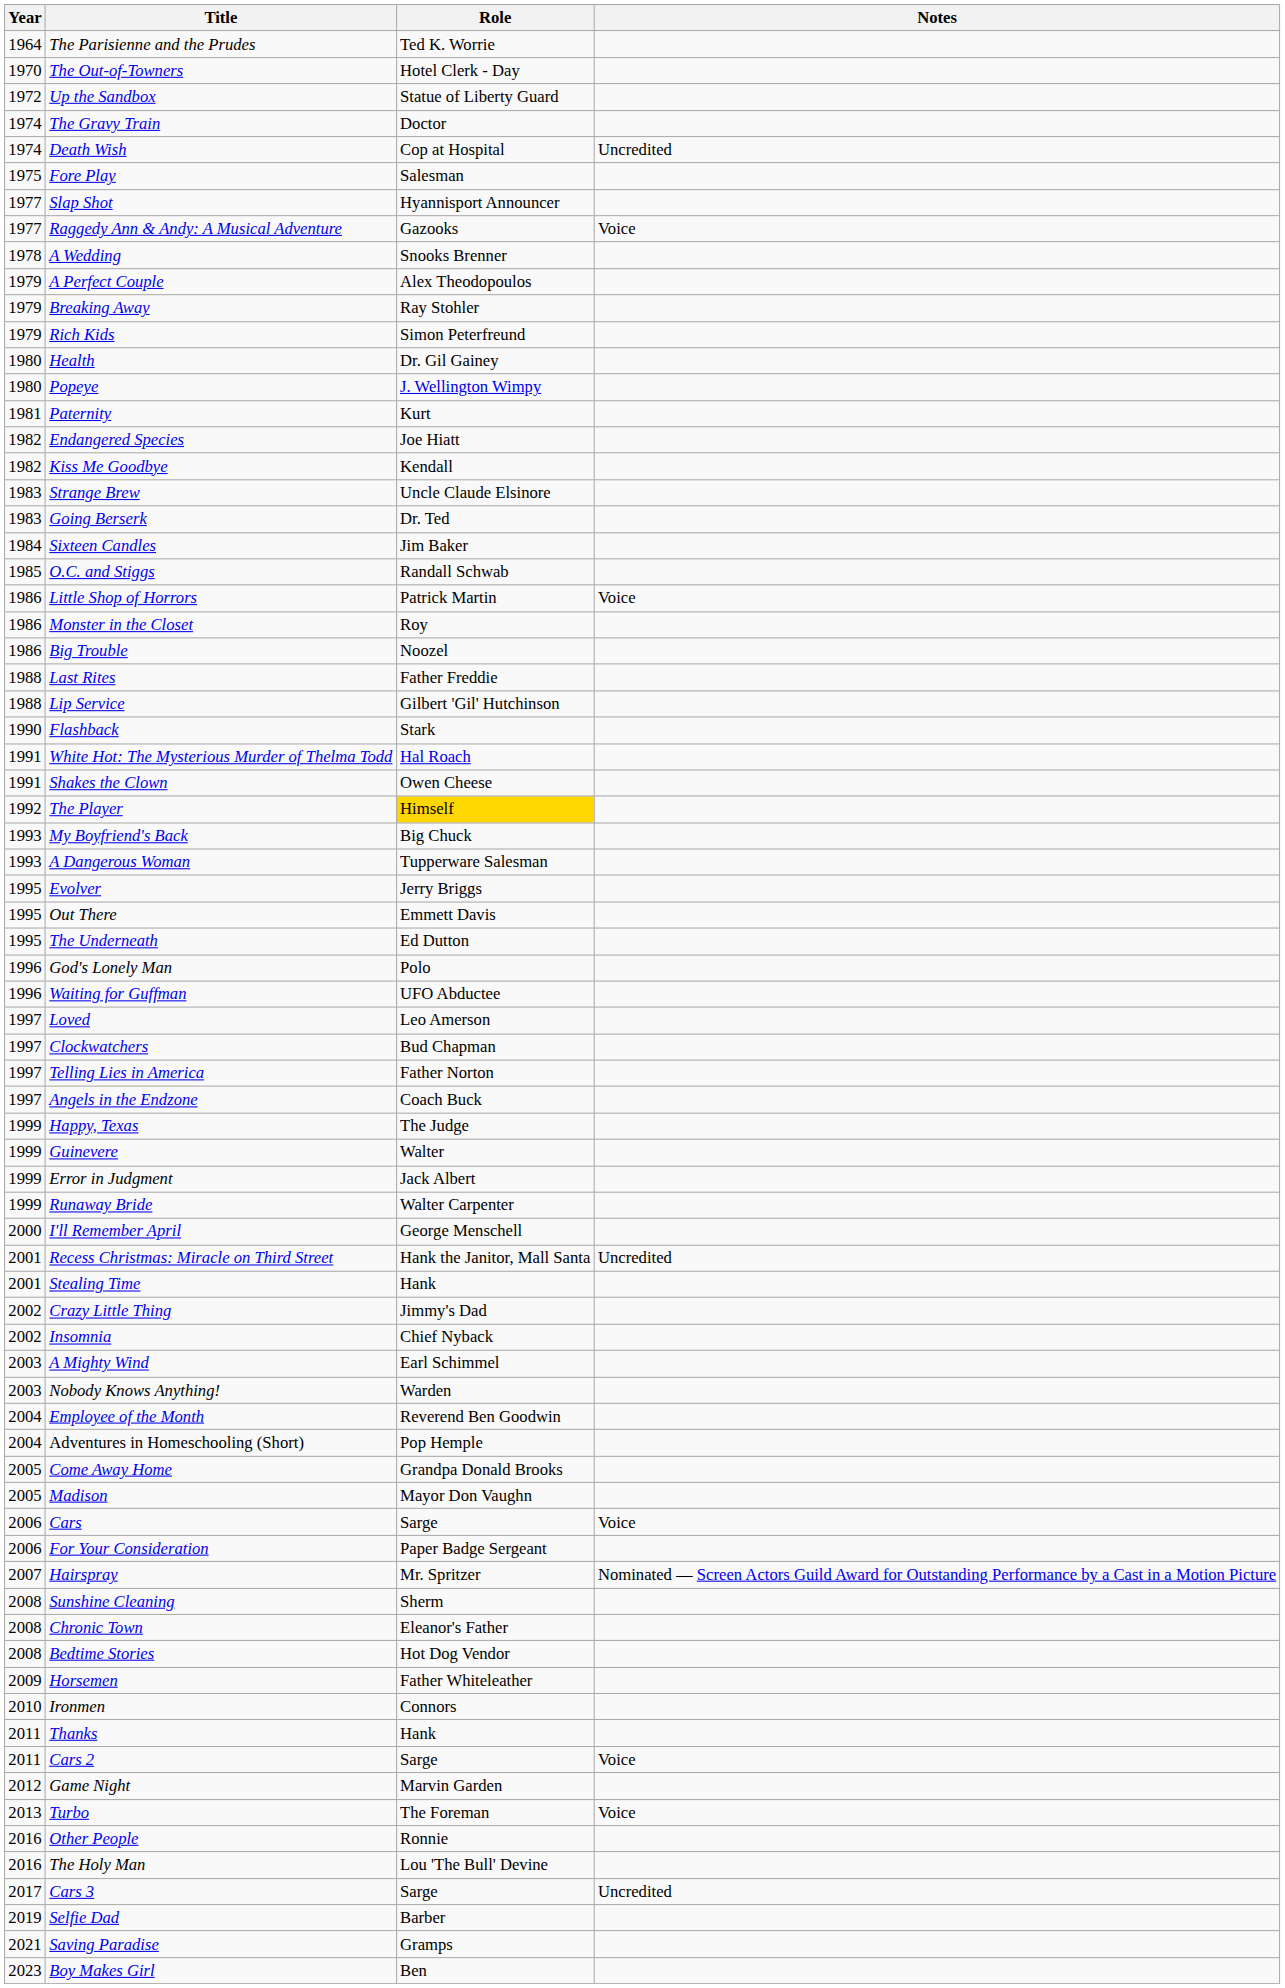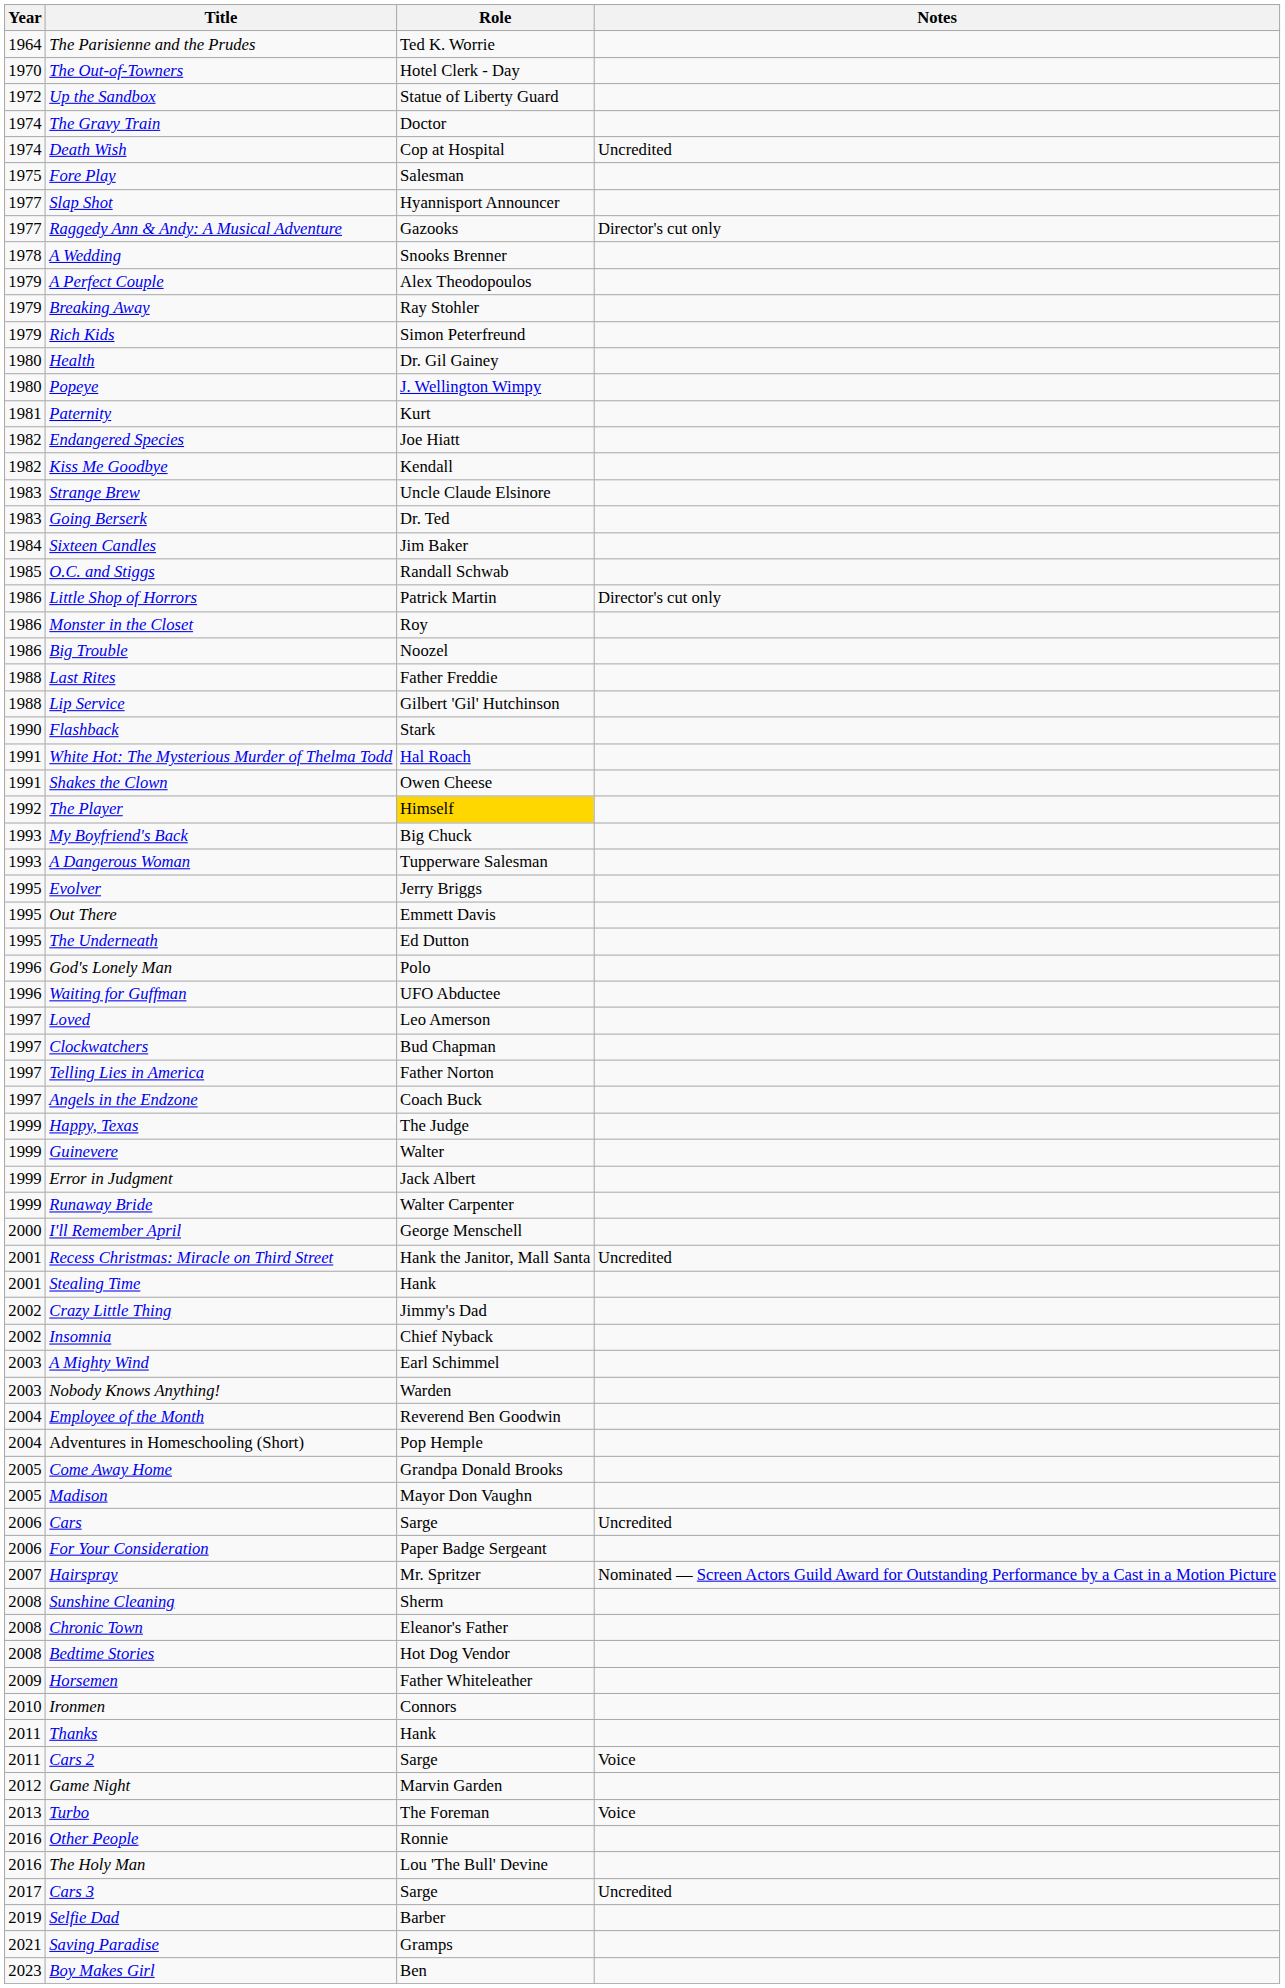(617, 228) Voice -> (660, 228) Director's cut only
(617, 598) Voice -> (660, 598) Director's cut only
(617, 1521) Voice -> (635, 1521) Uncredited
